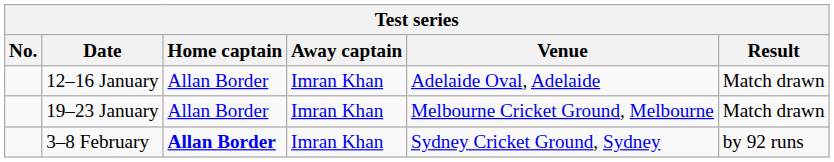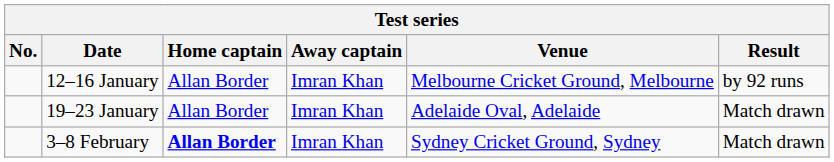(506, 80) Adelaide Oval, Adelaide -> (562, 80) Melbourne Cricket Ground, Melbourne
(774, 80) Match drawn -> (763, 80) by 92 runs
(562, 111) Melbourne Cricket Ground, Melbourne -> (506, 111) Adelaide Oval, Adelaide
(763, 141) by 92 runs -> (774, 141) Match drawn
